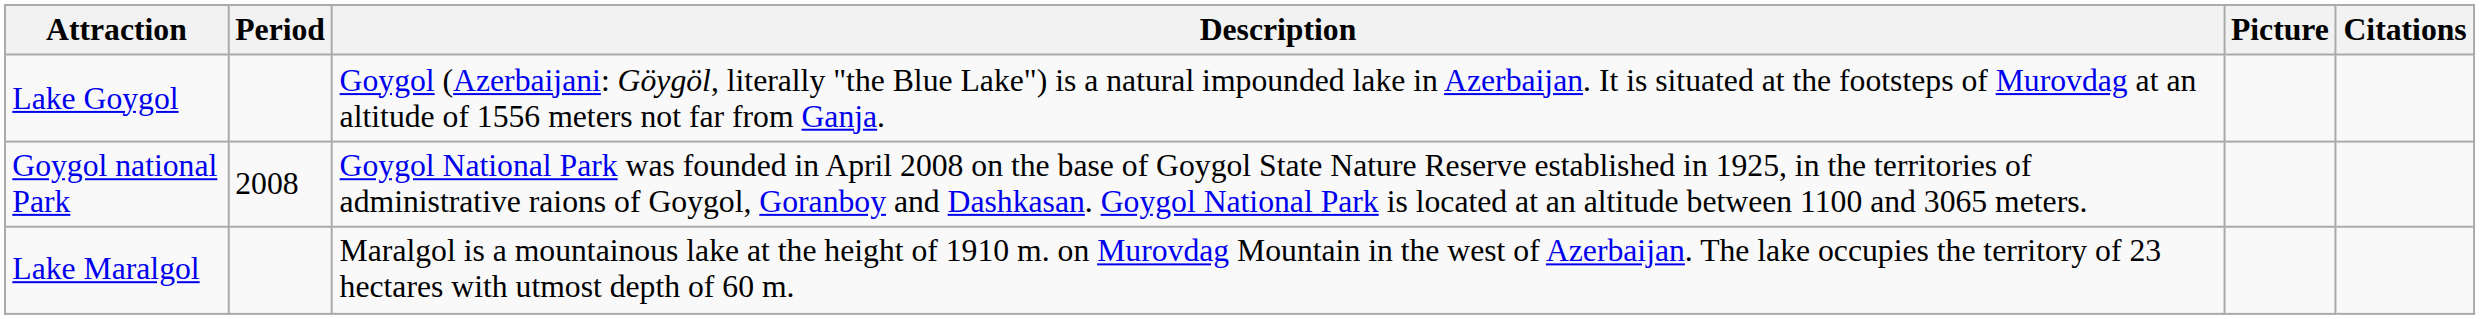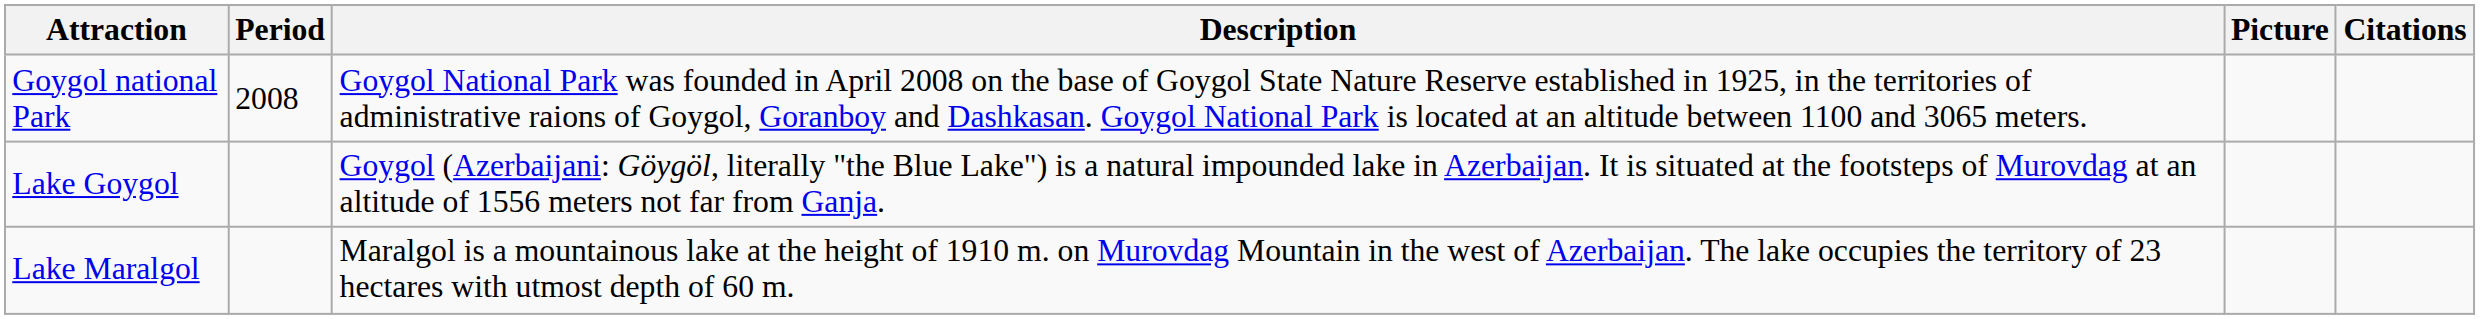rows swapped: (115, 183) <-> (95, 97)
